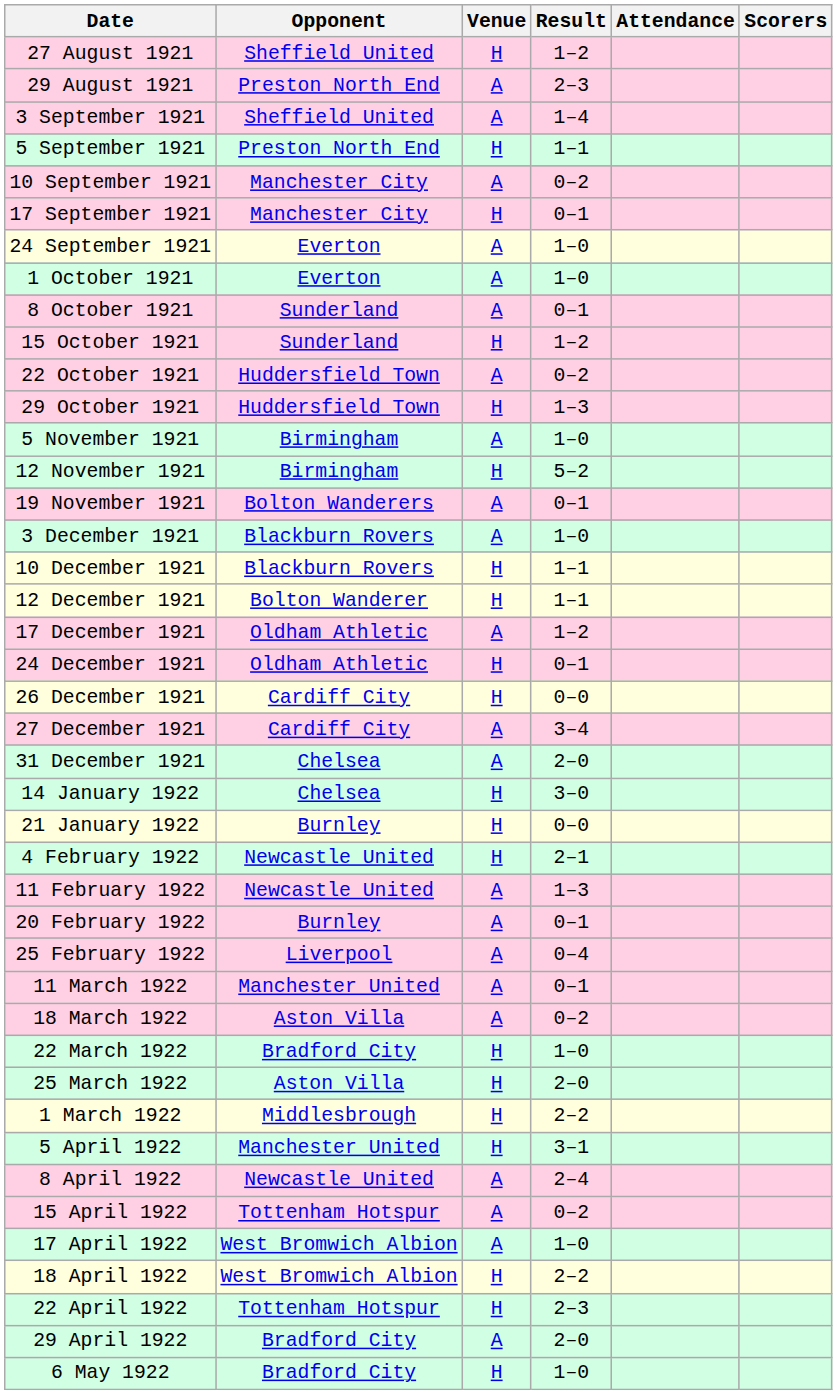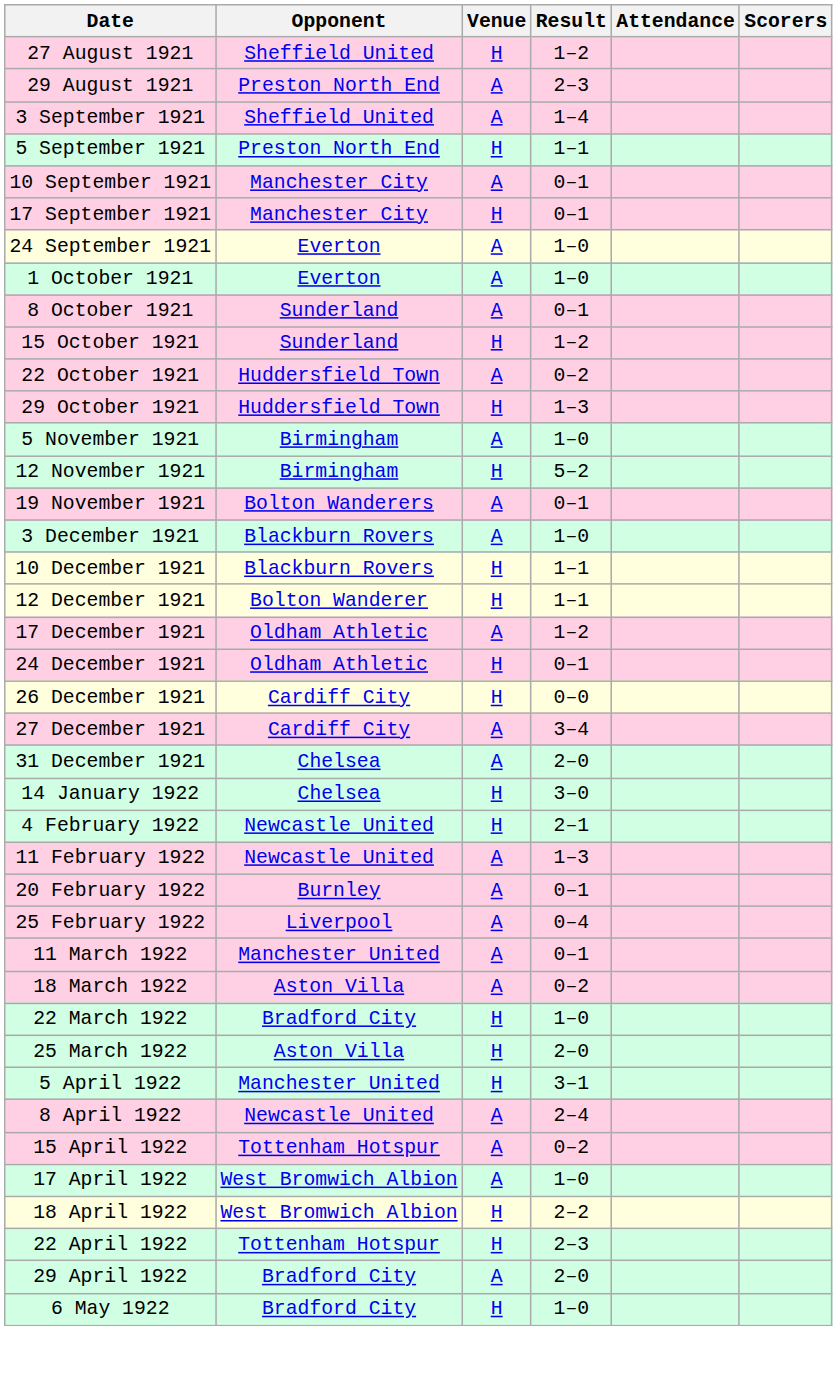(571, 182) 0–2 -> (571, 182) 0–1
- row: (110, 826)
- row: (110, 1116)
